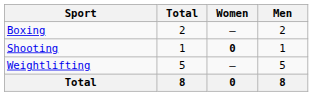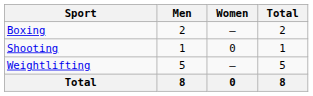columns swapped: (283, 13) <-> (182, 13)
(232, 48) bold -> (232, 48) normal
